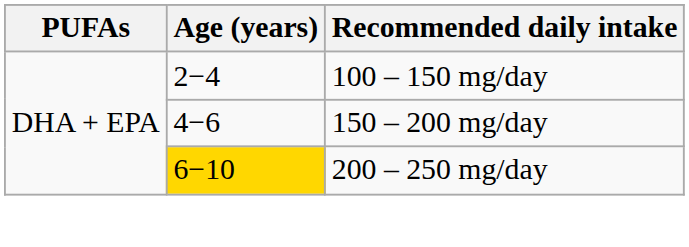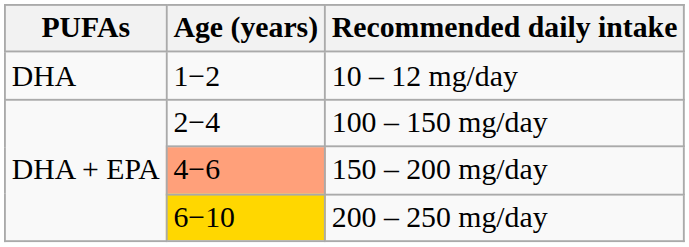+ row: (425, 75)
(197, 122) no background -> (197, 169) lightsalmon background
